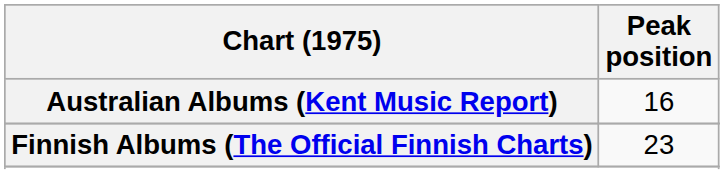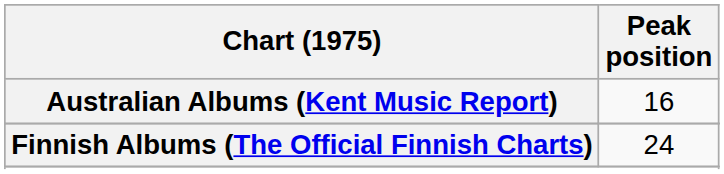(659, 144) 23 -> (659, 144) 24
